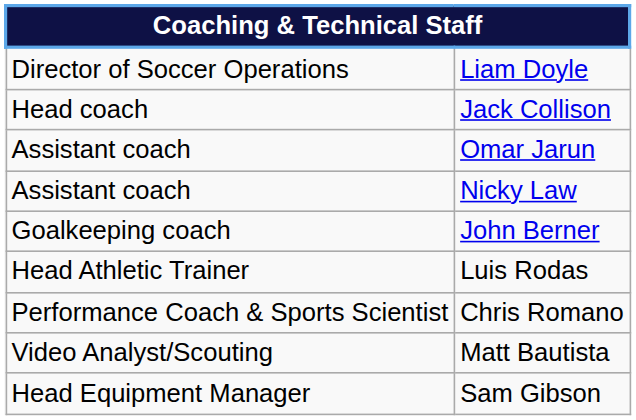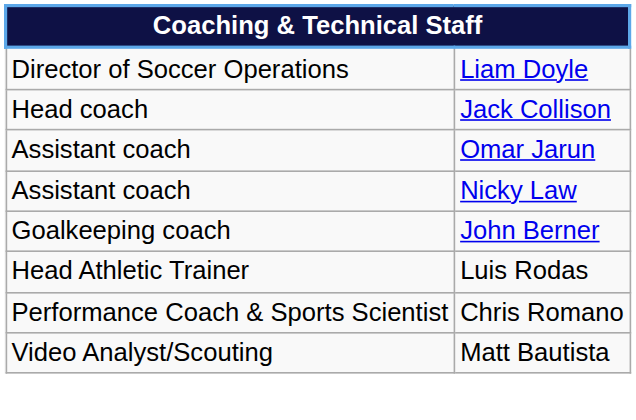- row: (531, 393)
